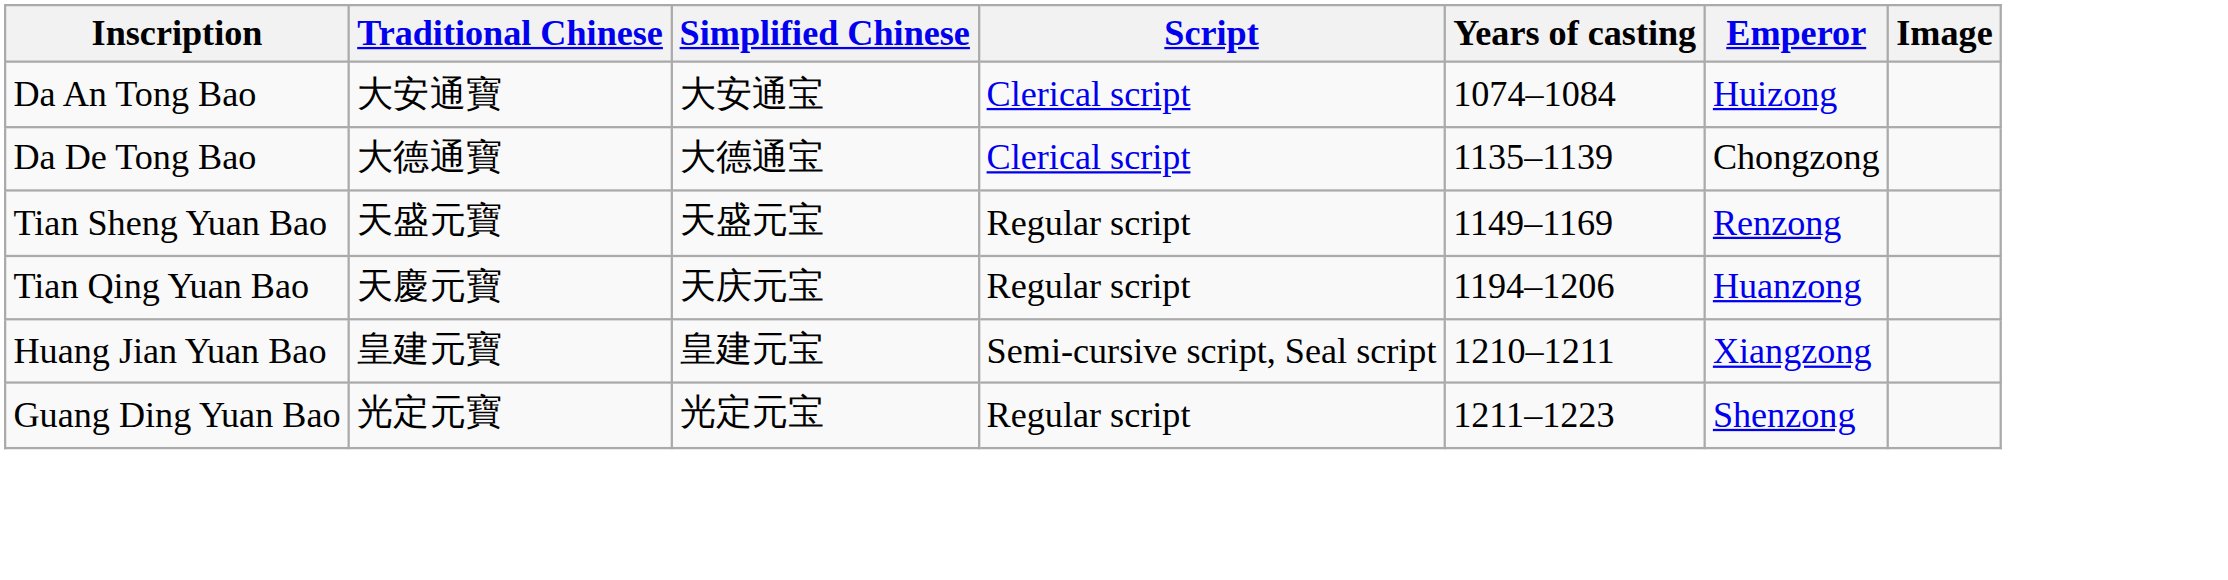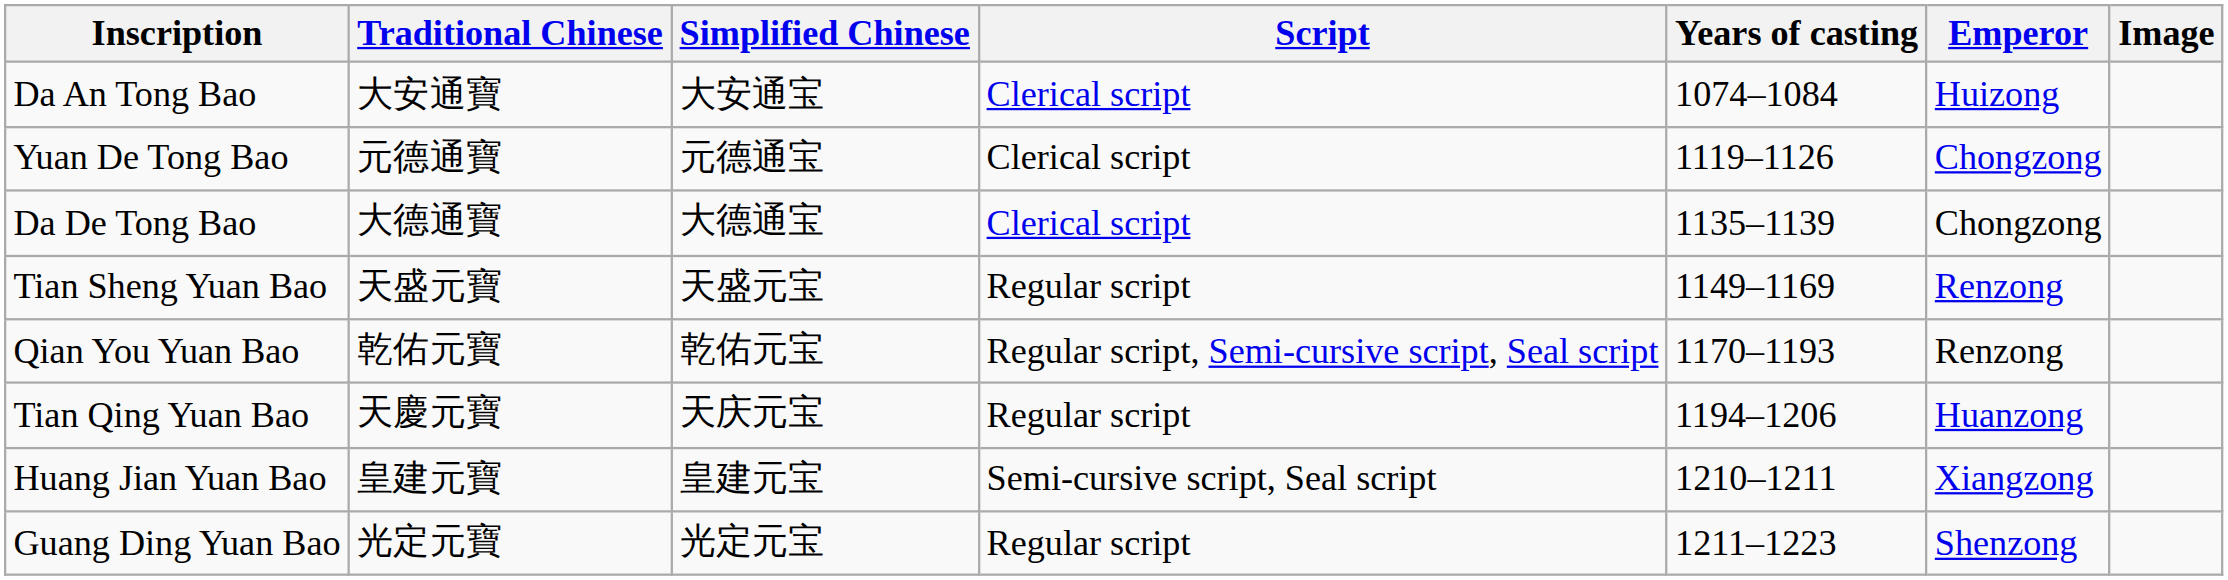+ row: (151, 158)
+ row: (156, 350)
